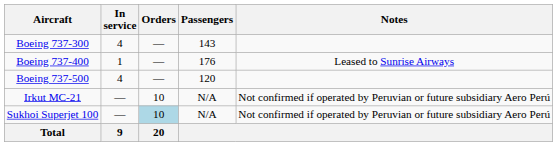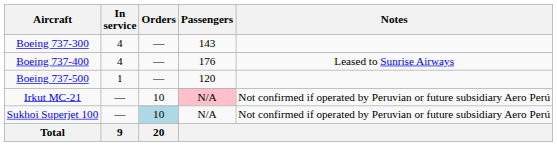(120, 61) 1 -> (120, 61) 4
(120, 79) 4 -> (120, 79) 1
(207, 97) no background -> (207, 97) pink background
